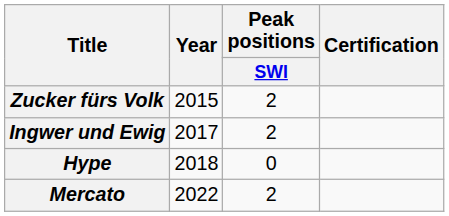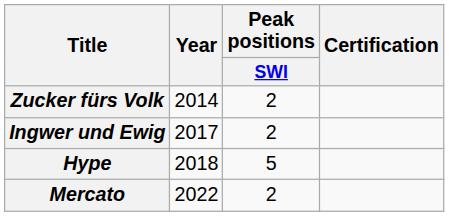(196, 101) 2015 -> (196, 101) 2014
(271, 163) 0 -> (271, 163) 5
